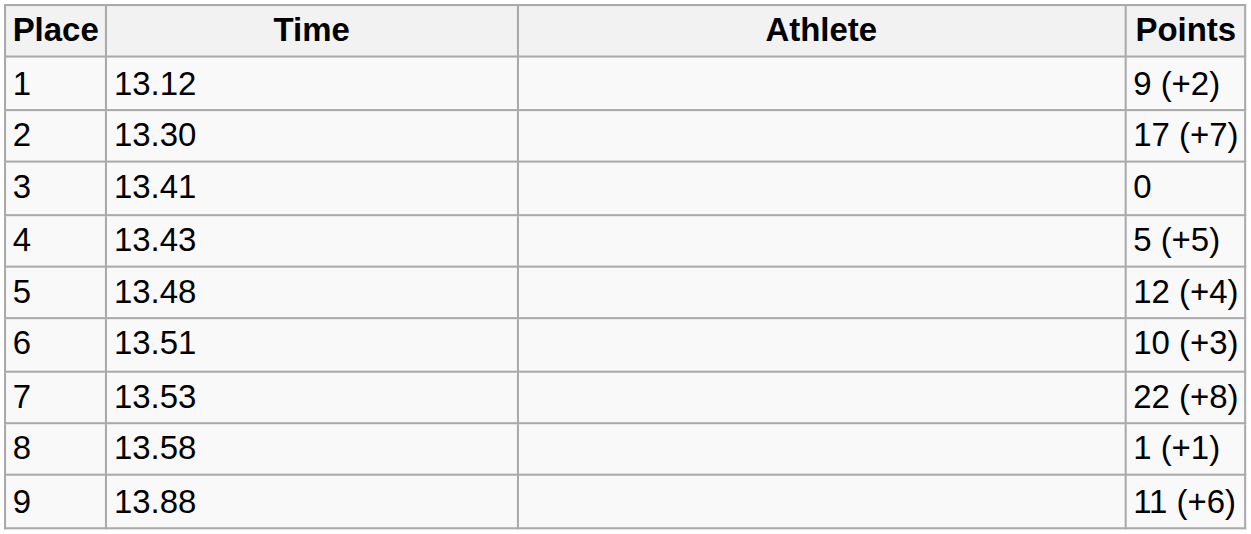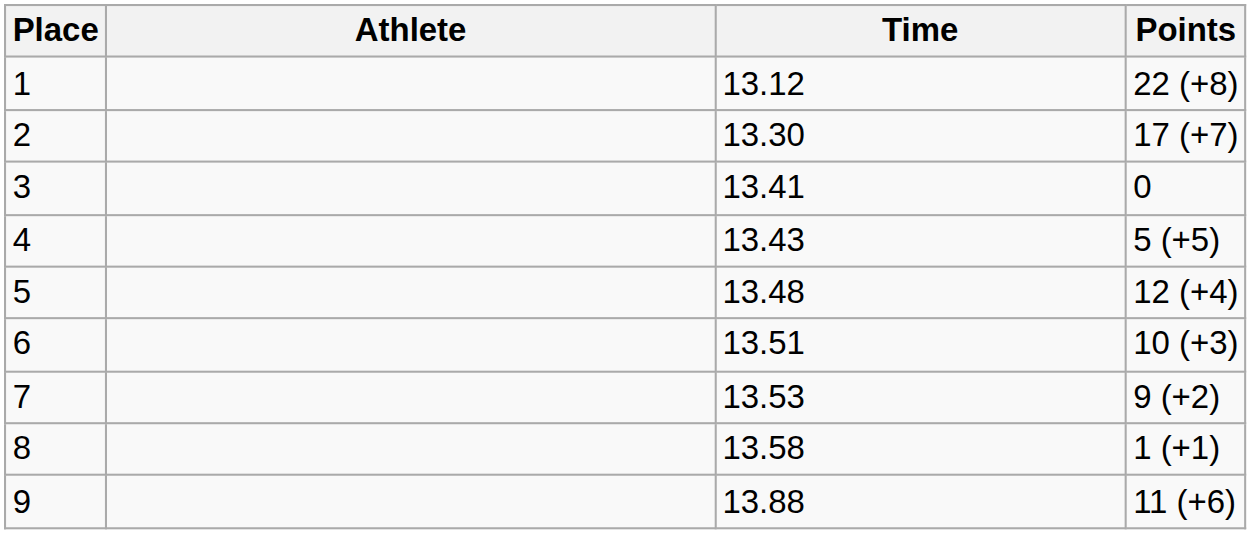columns swapped: (821, 30) <-> (312, 30)
(1177, 82) 9 (+2) -> (1186, 82) 22 (+8)
(1186, 396) 22 (+8) -> (1177, 396) 9 (+2)
